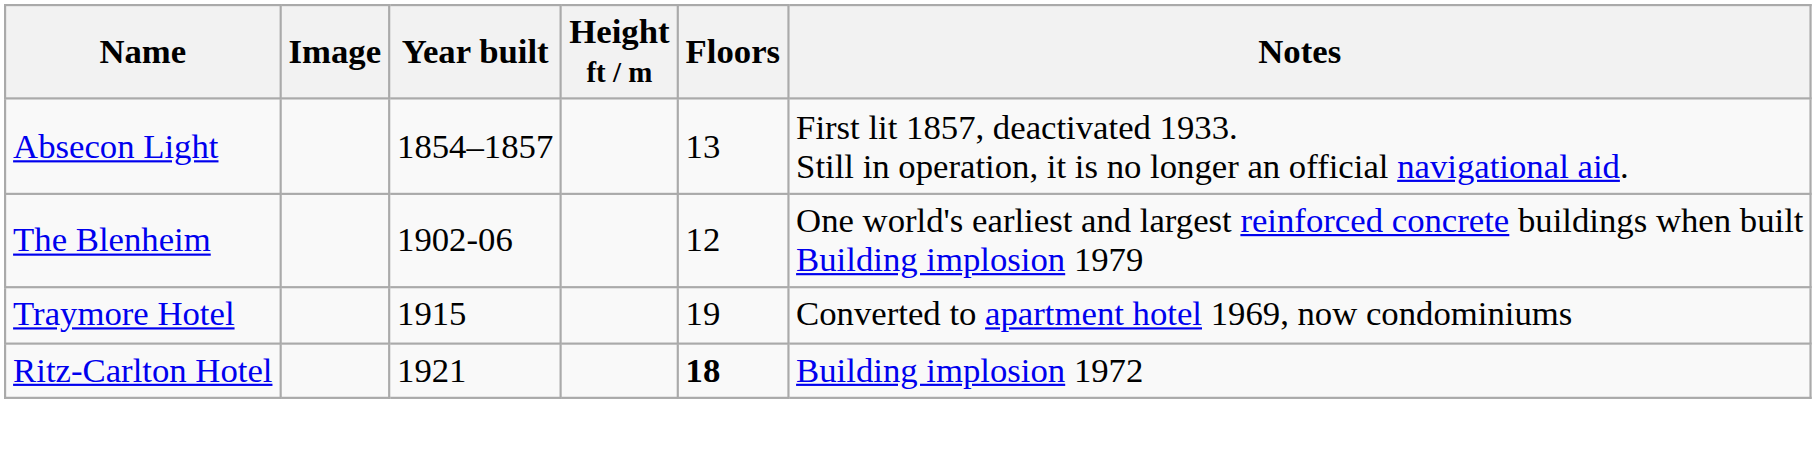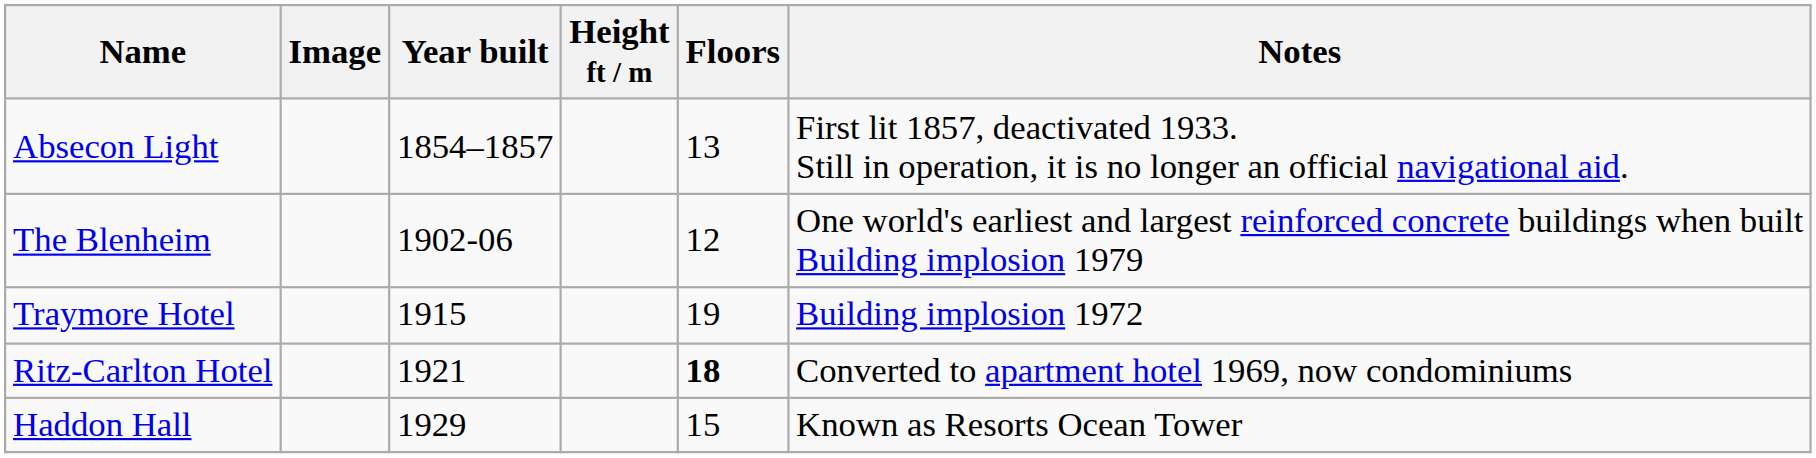(1184, 314) Converted to apartment hotel 1969, now condominiums -> (970, 314) Building implosion 1972
(970, 369) Building implosion 1972 -> (1184, 369) Converted to apartment hotel 1969, now condominiums
+ row: (102, 424)
